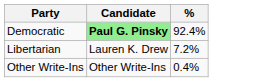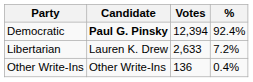+ column: (191, 13)
(128, 31) lightgreen background -> (128, 31) no background
